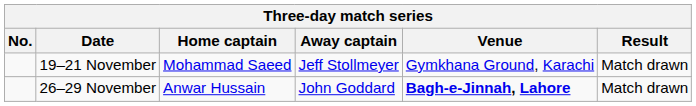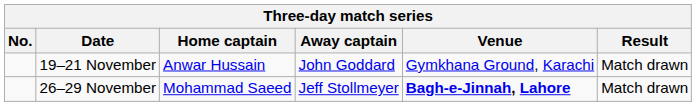(227, 64) Mohammad Saeed -> (214, 64) Anwar Hussain
(349, 64) Jeff Stollmeyer -> (347, 64) John Goddard
(214, 88) Anwar Hussain -> (227, 88) Mohammad Saeed
(347, 88) John Goddard -> (349, 88) Jeff Stollmeyer
